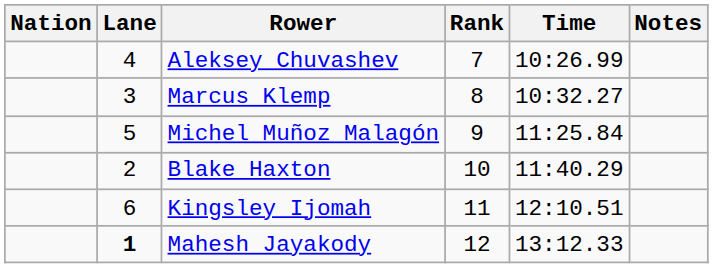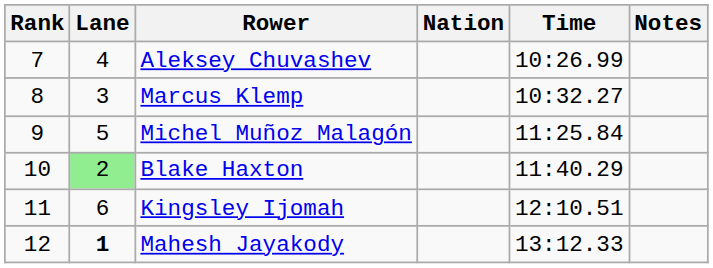columns swapped: (477, 23) <-> (51, 23)
(130, 171) no background -> (103, 171) lightgreen background
